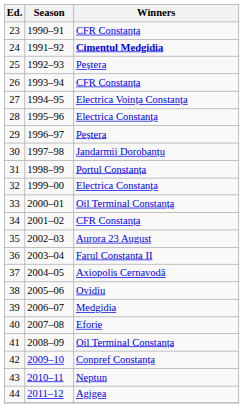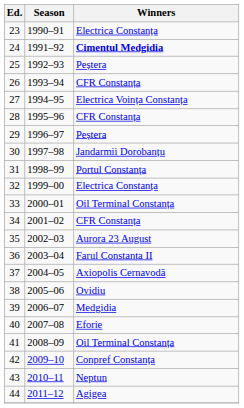(108, 30) CFR Constanța -> (117, 30) Electrica Constanța
(117, 117) Electrica Constanța -> (108, 117) CFR Constanța
